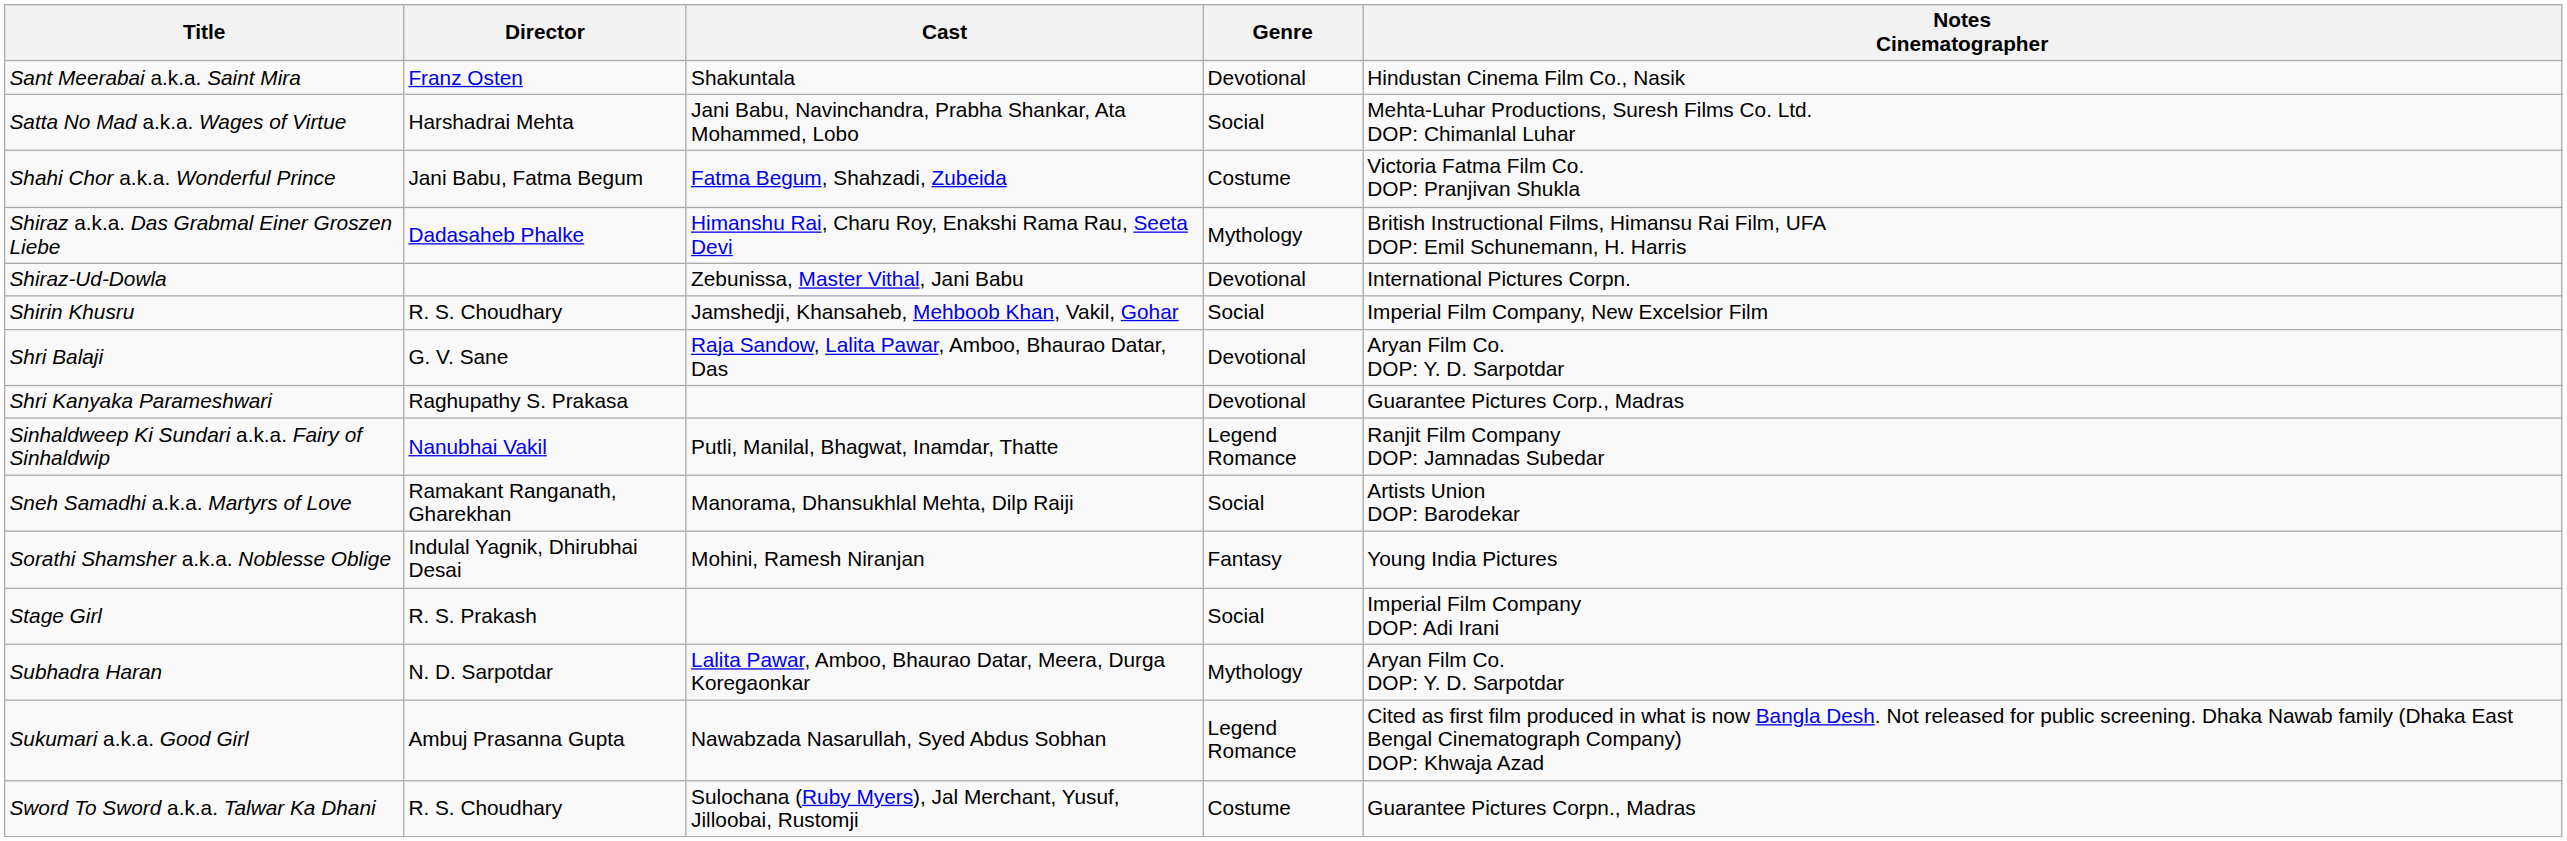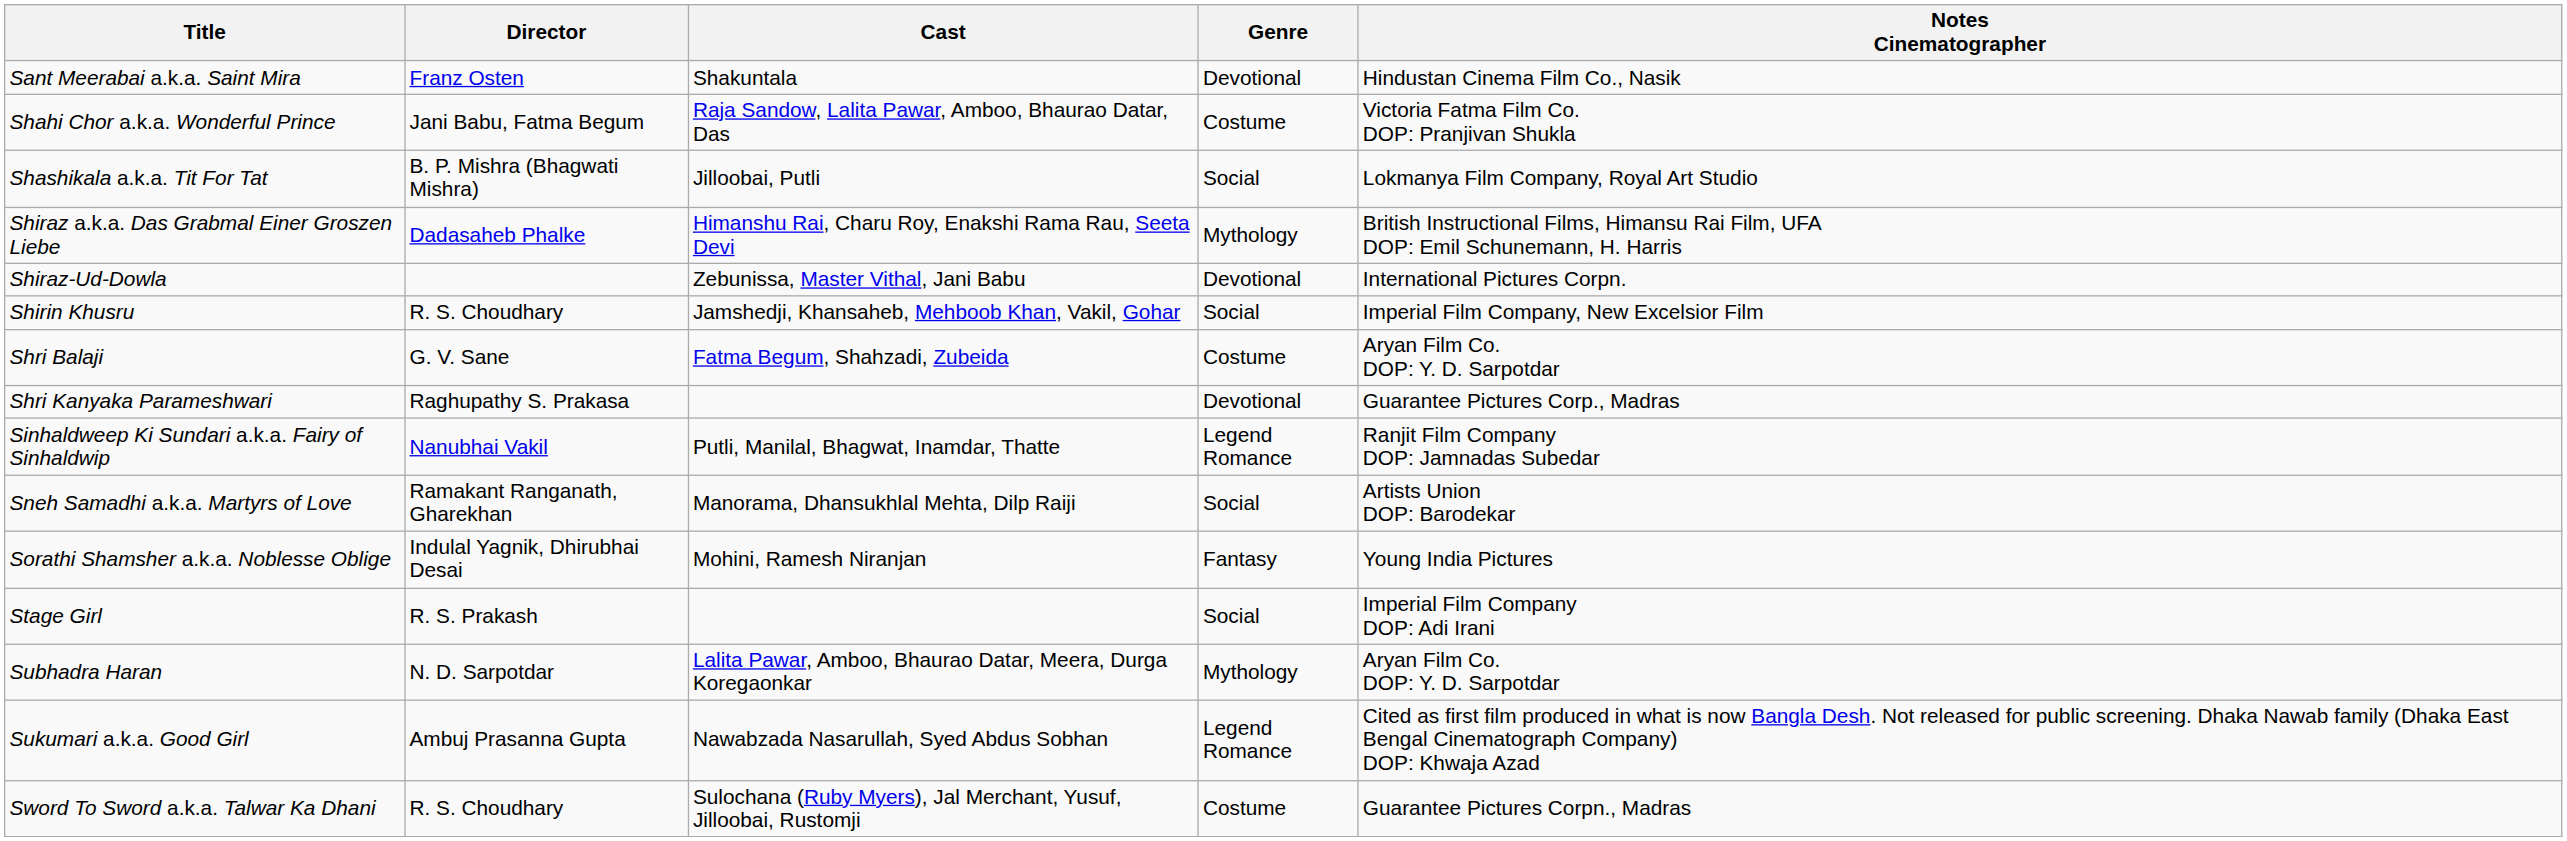- row: (178, 122)
(849, 178) Fatma Begum, Shahzadi, Zubeida -> (931, 122) Raja Sandow, Lalita Pawar, Amboo, Bhaurao Datar, Das
+ row: (138, 178)
(929, 357) Raja Sandow, Lalita Pawar, Amboo, Bhaurao Datar, Das -> (851, 357) Fatma Begum, Shahzadi, Zubeida
(1257, 357) Devotional -> (1245, 357) Costume
